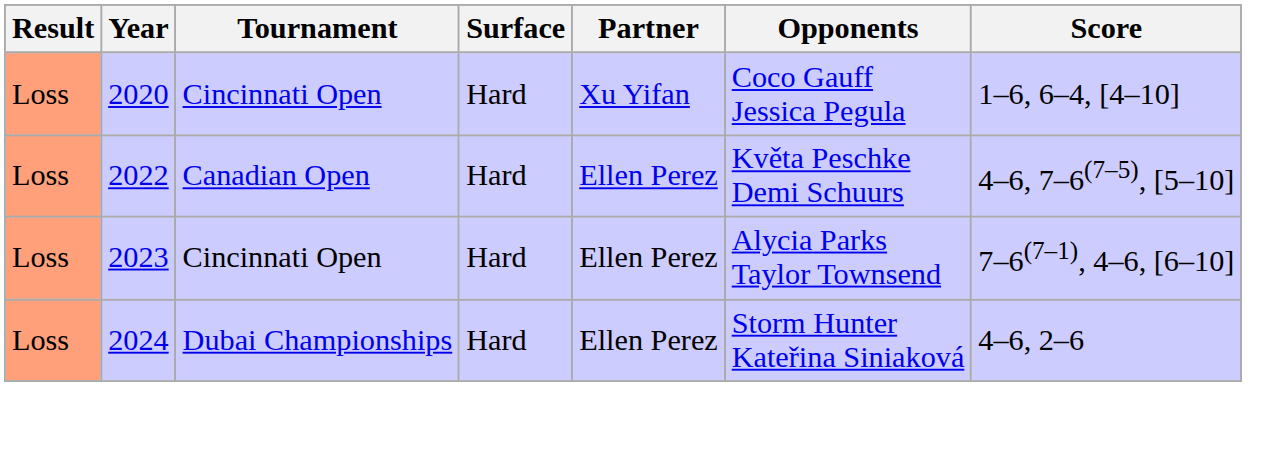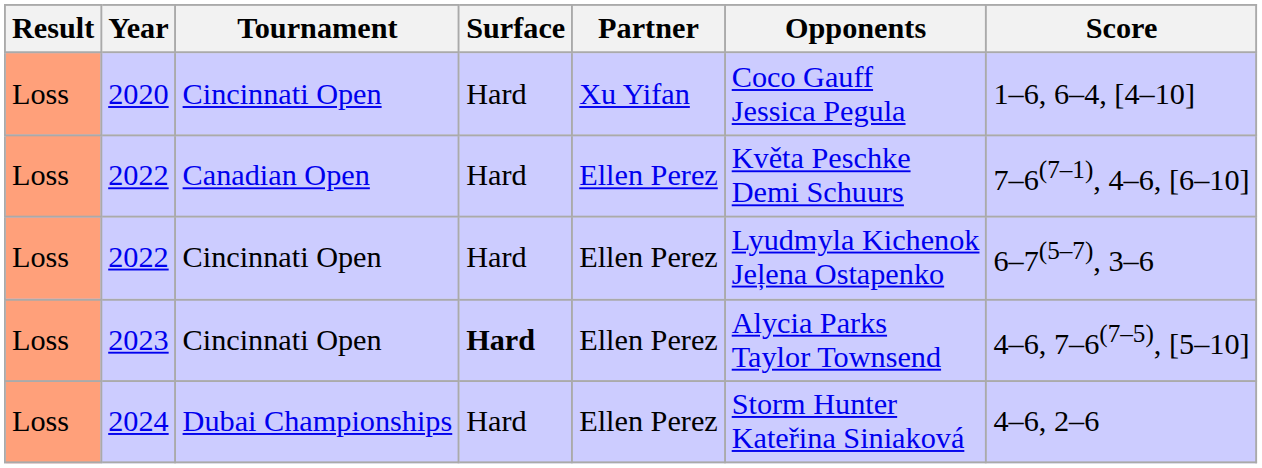(1106, 175) 4–6, 7–6(7–5), [5–10] -> (1121, 175) 7–6(7–1), 4–6, [6–10]
+ row: (138, 257)
(496, 257) normal -> (501, 339) bold
(1106, 257) 7–6(7–1), 4–6, [6–10] -> (1121, 339) 4–6, 7–6(7–5), [5–10]
